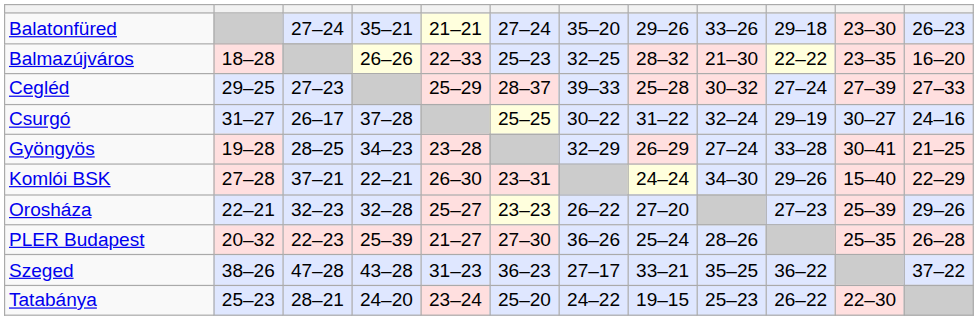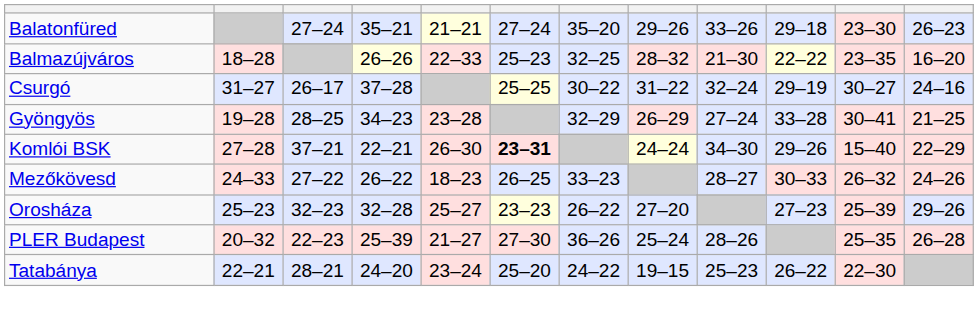- row: (39, 88)
(524, 179) normal -> (524, 149) bold
+ row: (62, 179)
(248, 209) 22–21 -> (248, 209) 25–23
- row: (41, 269)
(248, 300) 25–23 -> (248, 269) 22–21
